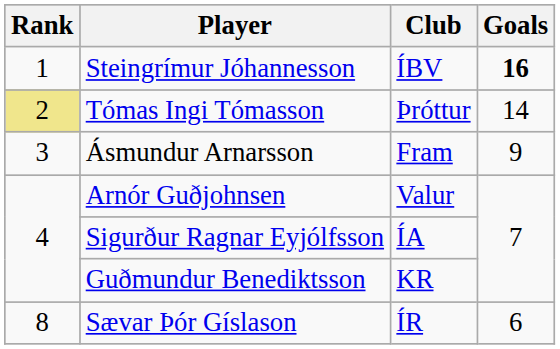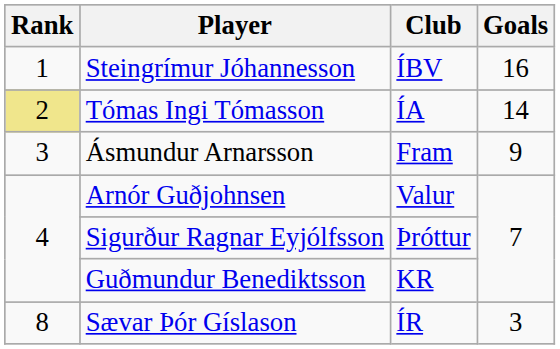(516, 68) bold -> (516, 68) normal
(433, 110) Þróttur -> (410, 110) ÍA
(410, 237) ÍA -> (433, 237) Þróttur
(516, 322) 6 -> (516, 322) 3
